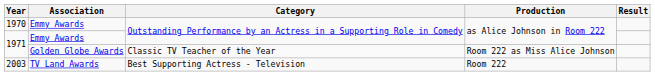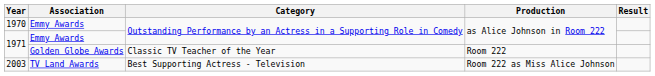(541, 51) Room 222 as Miss Alice Johnson -> (486, 51) Room 222
(486, 64) Room 222 -> (541, 64) Room 222 as Miss Alice Johnson
